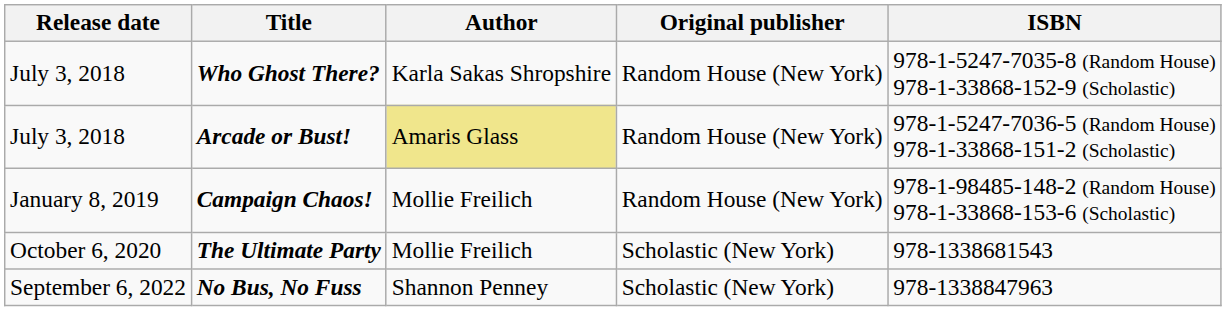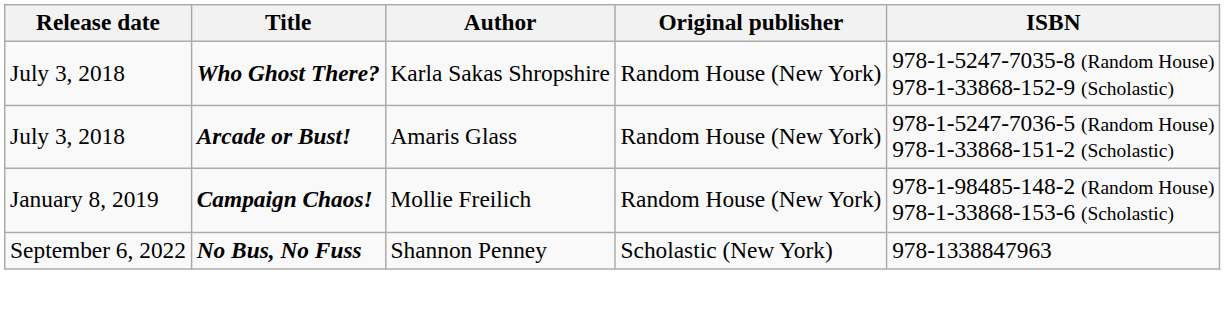(455, 136) khaki background -> (454, 136) no background
- row: (289, 250)
